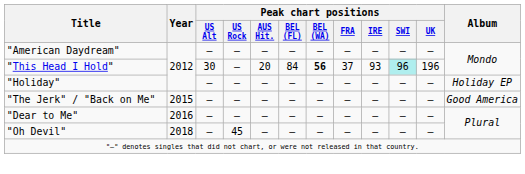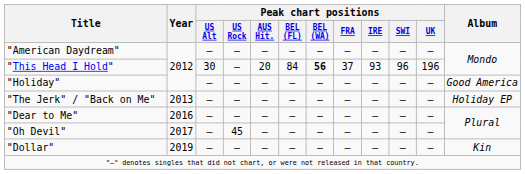(403, 67) paleturquoise background -> (403, 67) no background
(482, 83) Holiday EP -> (482, 83) Good America
(181, 99) 2015 -> (181, 99) 2013
(482, 99) Good America -> (482, 99) Holiday EP
(181, 131) 2018 -> (181, 131) 2017
+ row: (31, 147)
